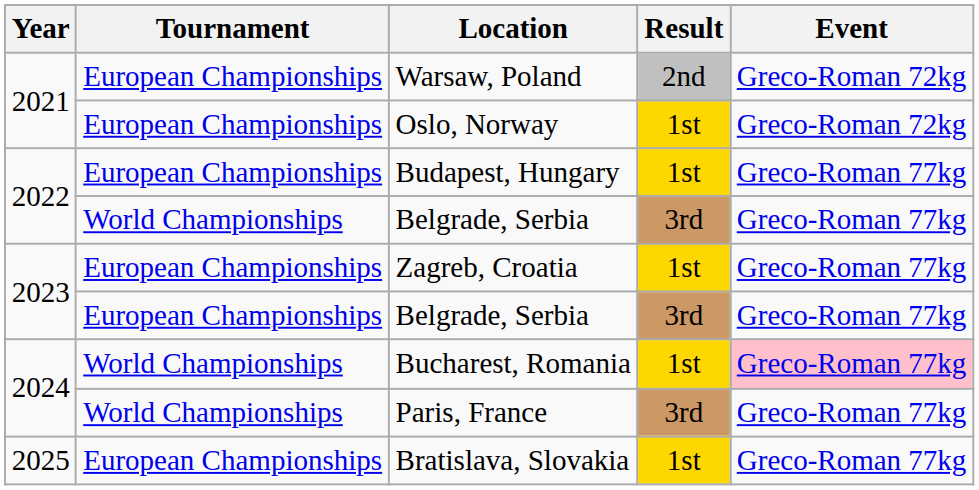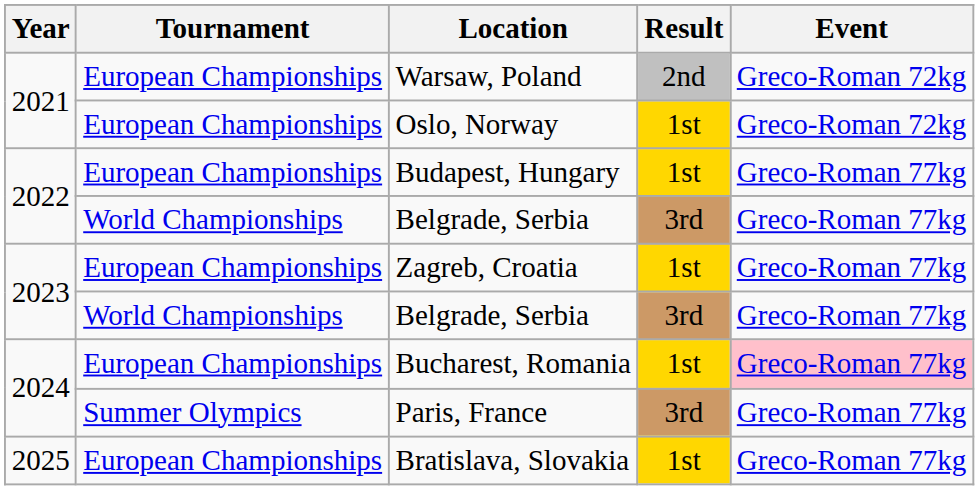(233, 315) European Championships -> (213, 315) World Championships
(213, 363) World Championships -> (233, 363) European Championships
(213, 411) World Championships -> (192, 411) Summer Olympics
